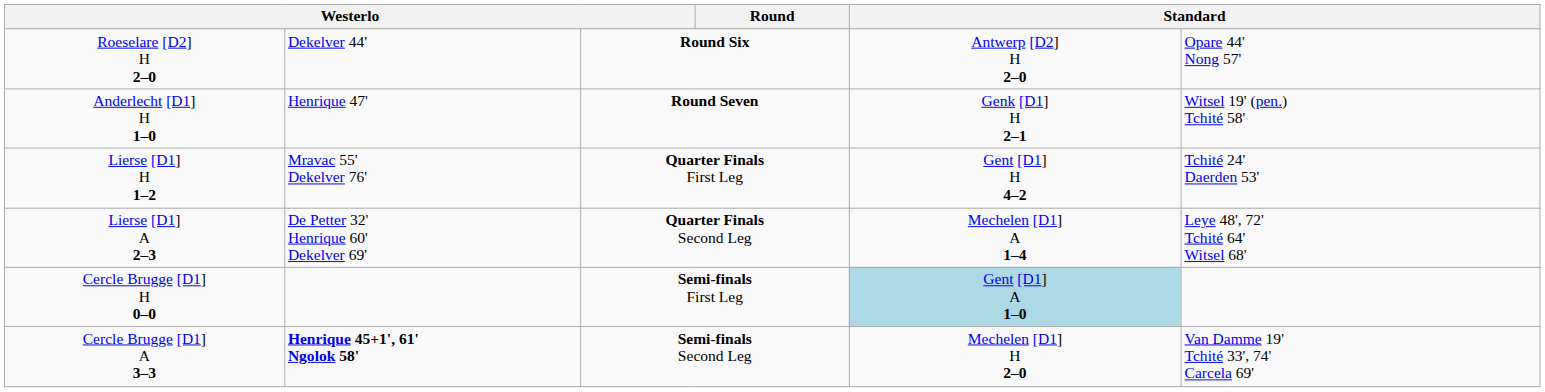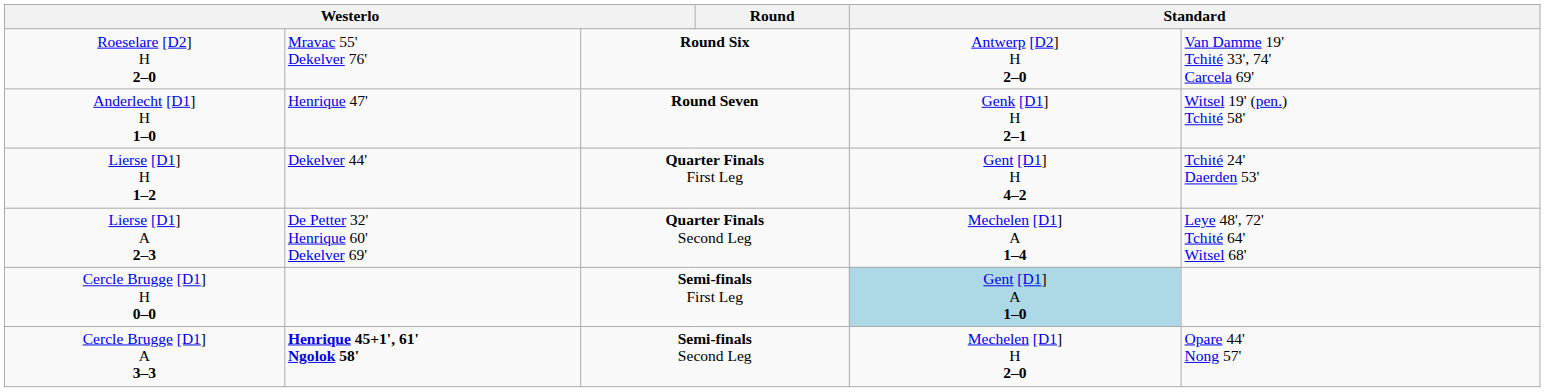(327, 41) Dekelver 44' -> (327, 50) Mravac 55' Dekelver 76'
(1215, 50) Opare 44' Nong 57' -> (1234, 58) Van Damme 19' Tchité 33', 74' Carcela 69'
(327, 169) Mravac 55' Dekelver 76' -> (327, 160) Dekelver 44'
(1234, 356) Van Damme 19' Tchité 33', 74' Carcela 69' -> (1215, 347) Opare 44' Nong 57'
